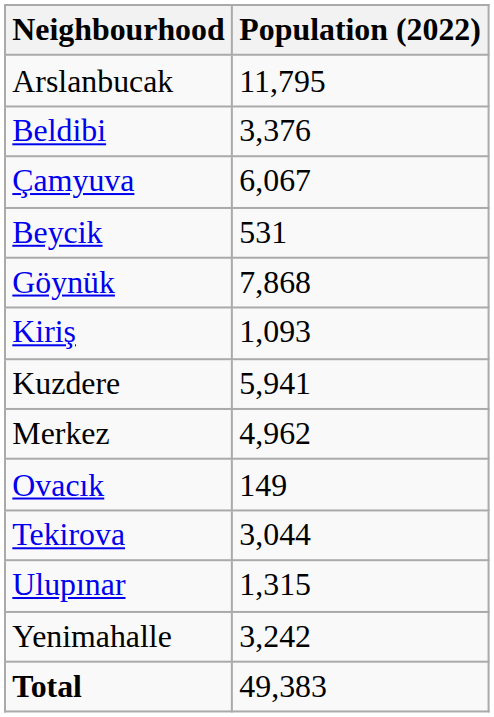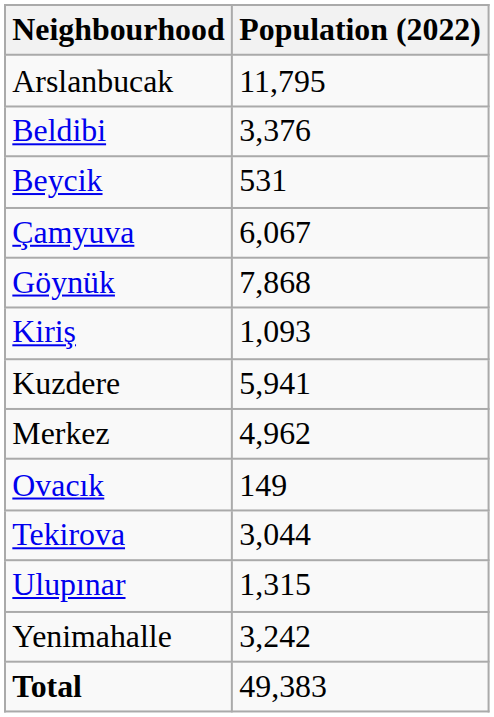rows swapped: (57, 231) <-> (73, 181)
